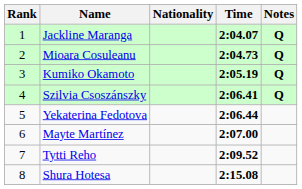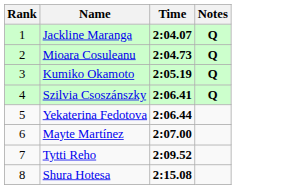- column: (183, 14)
